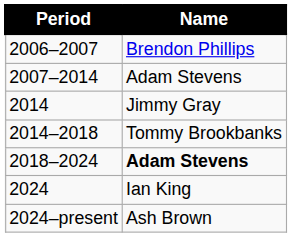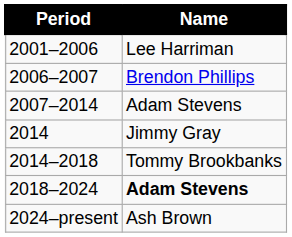+ row: (54, 48)
- row: (29, 189)
